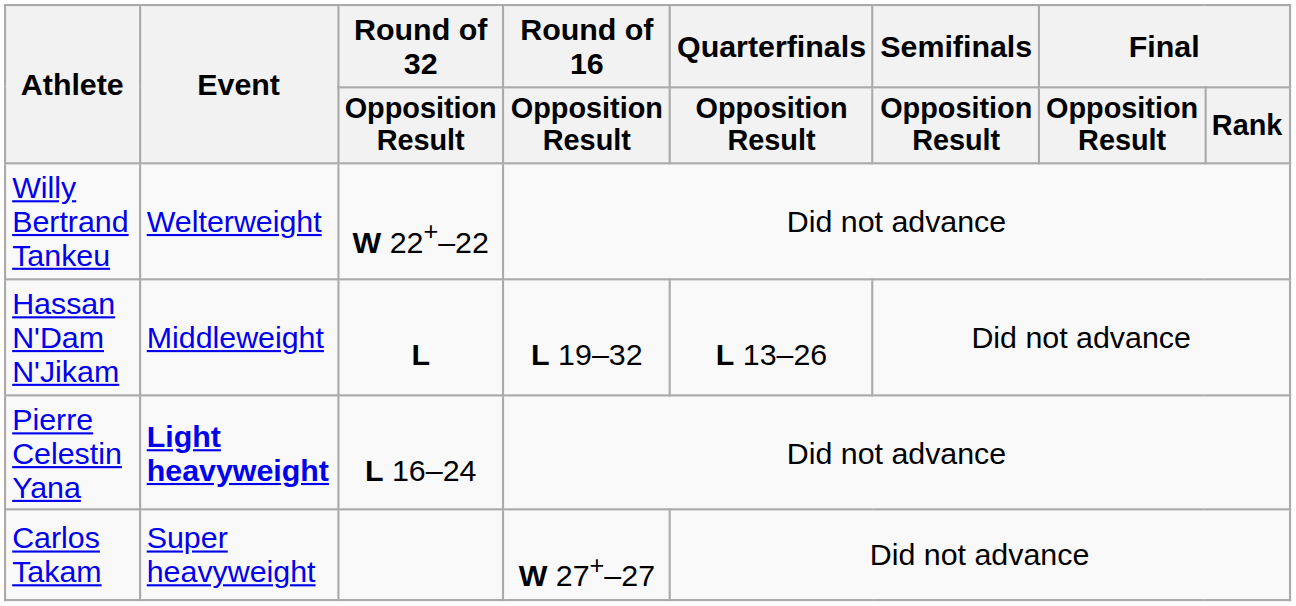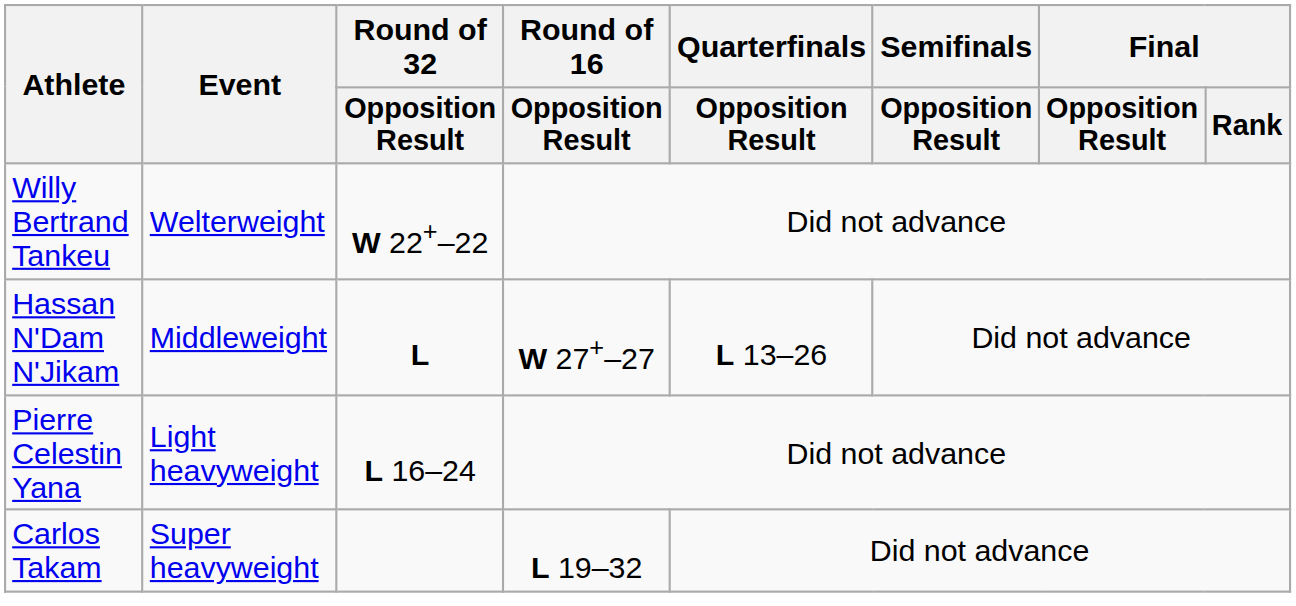(587, 354) L 19–32 -> (587, 354) W 27+–27
(238, 453) bold -> (234, 453) normal
(587, 572) W 27+–27 -> (587, 568) L 19–32
